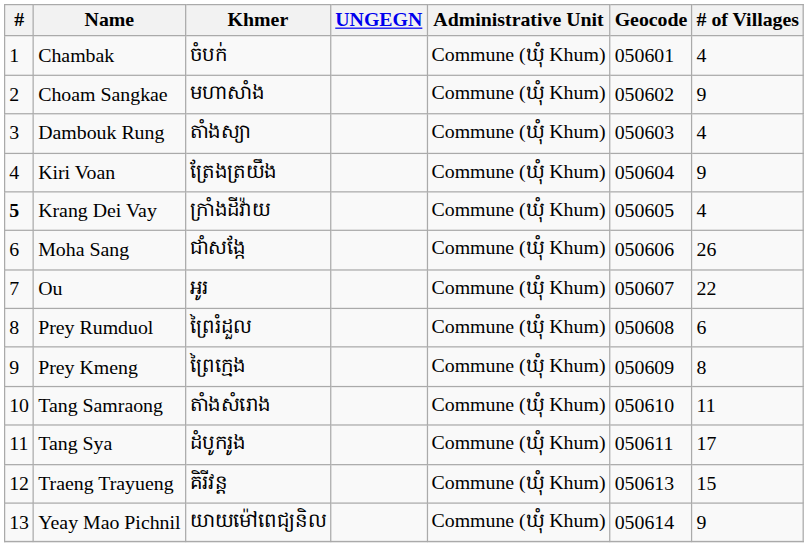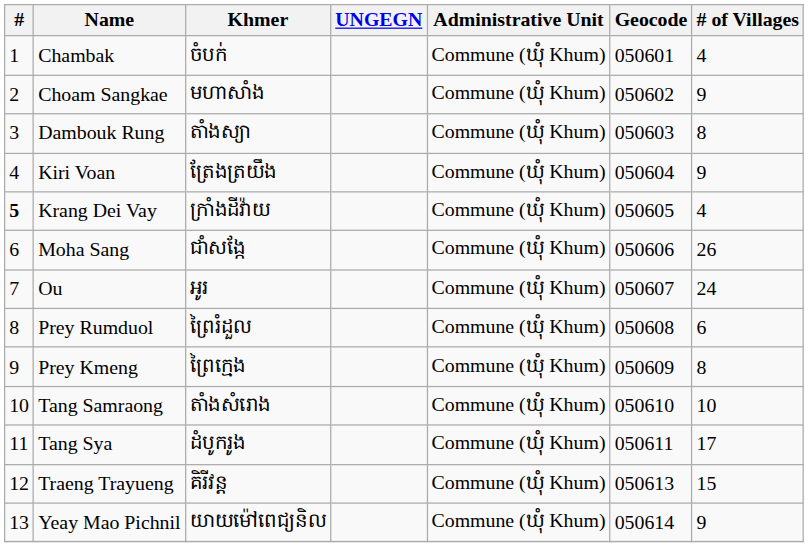(701, 133) 4 -> (701, 133) 8
(706, 288) 22 -> (706, 288) 24
(706, 405) 11 -> (706, 405) 10
